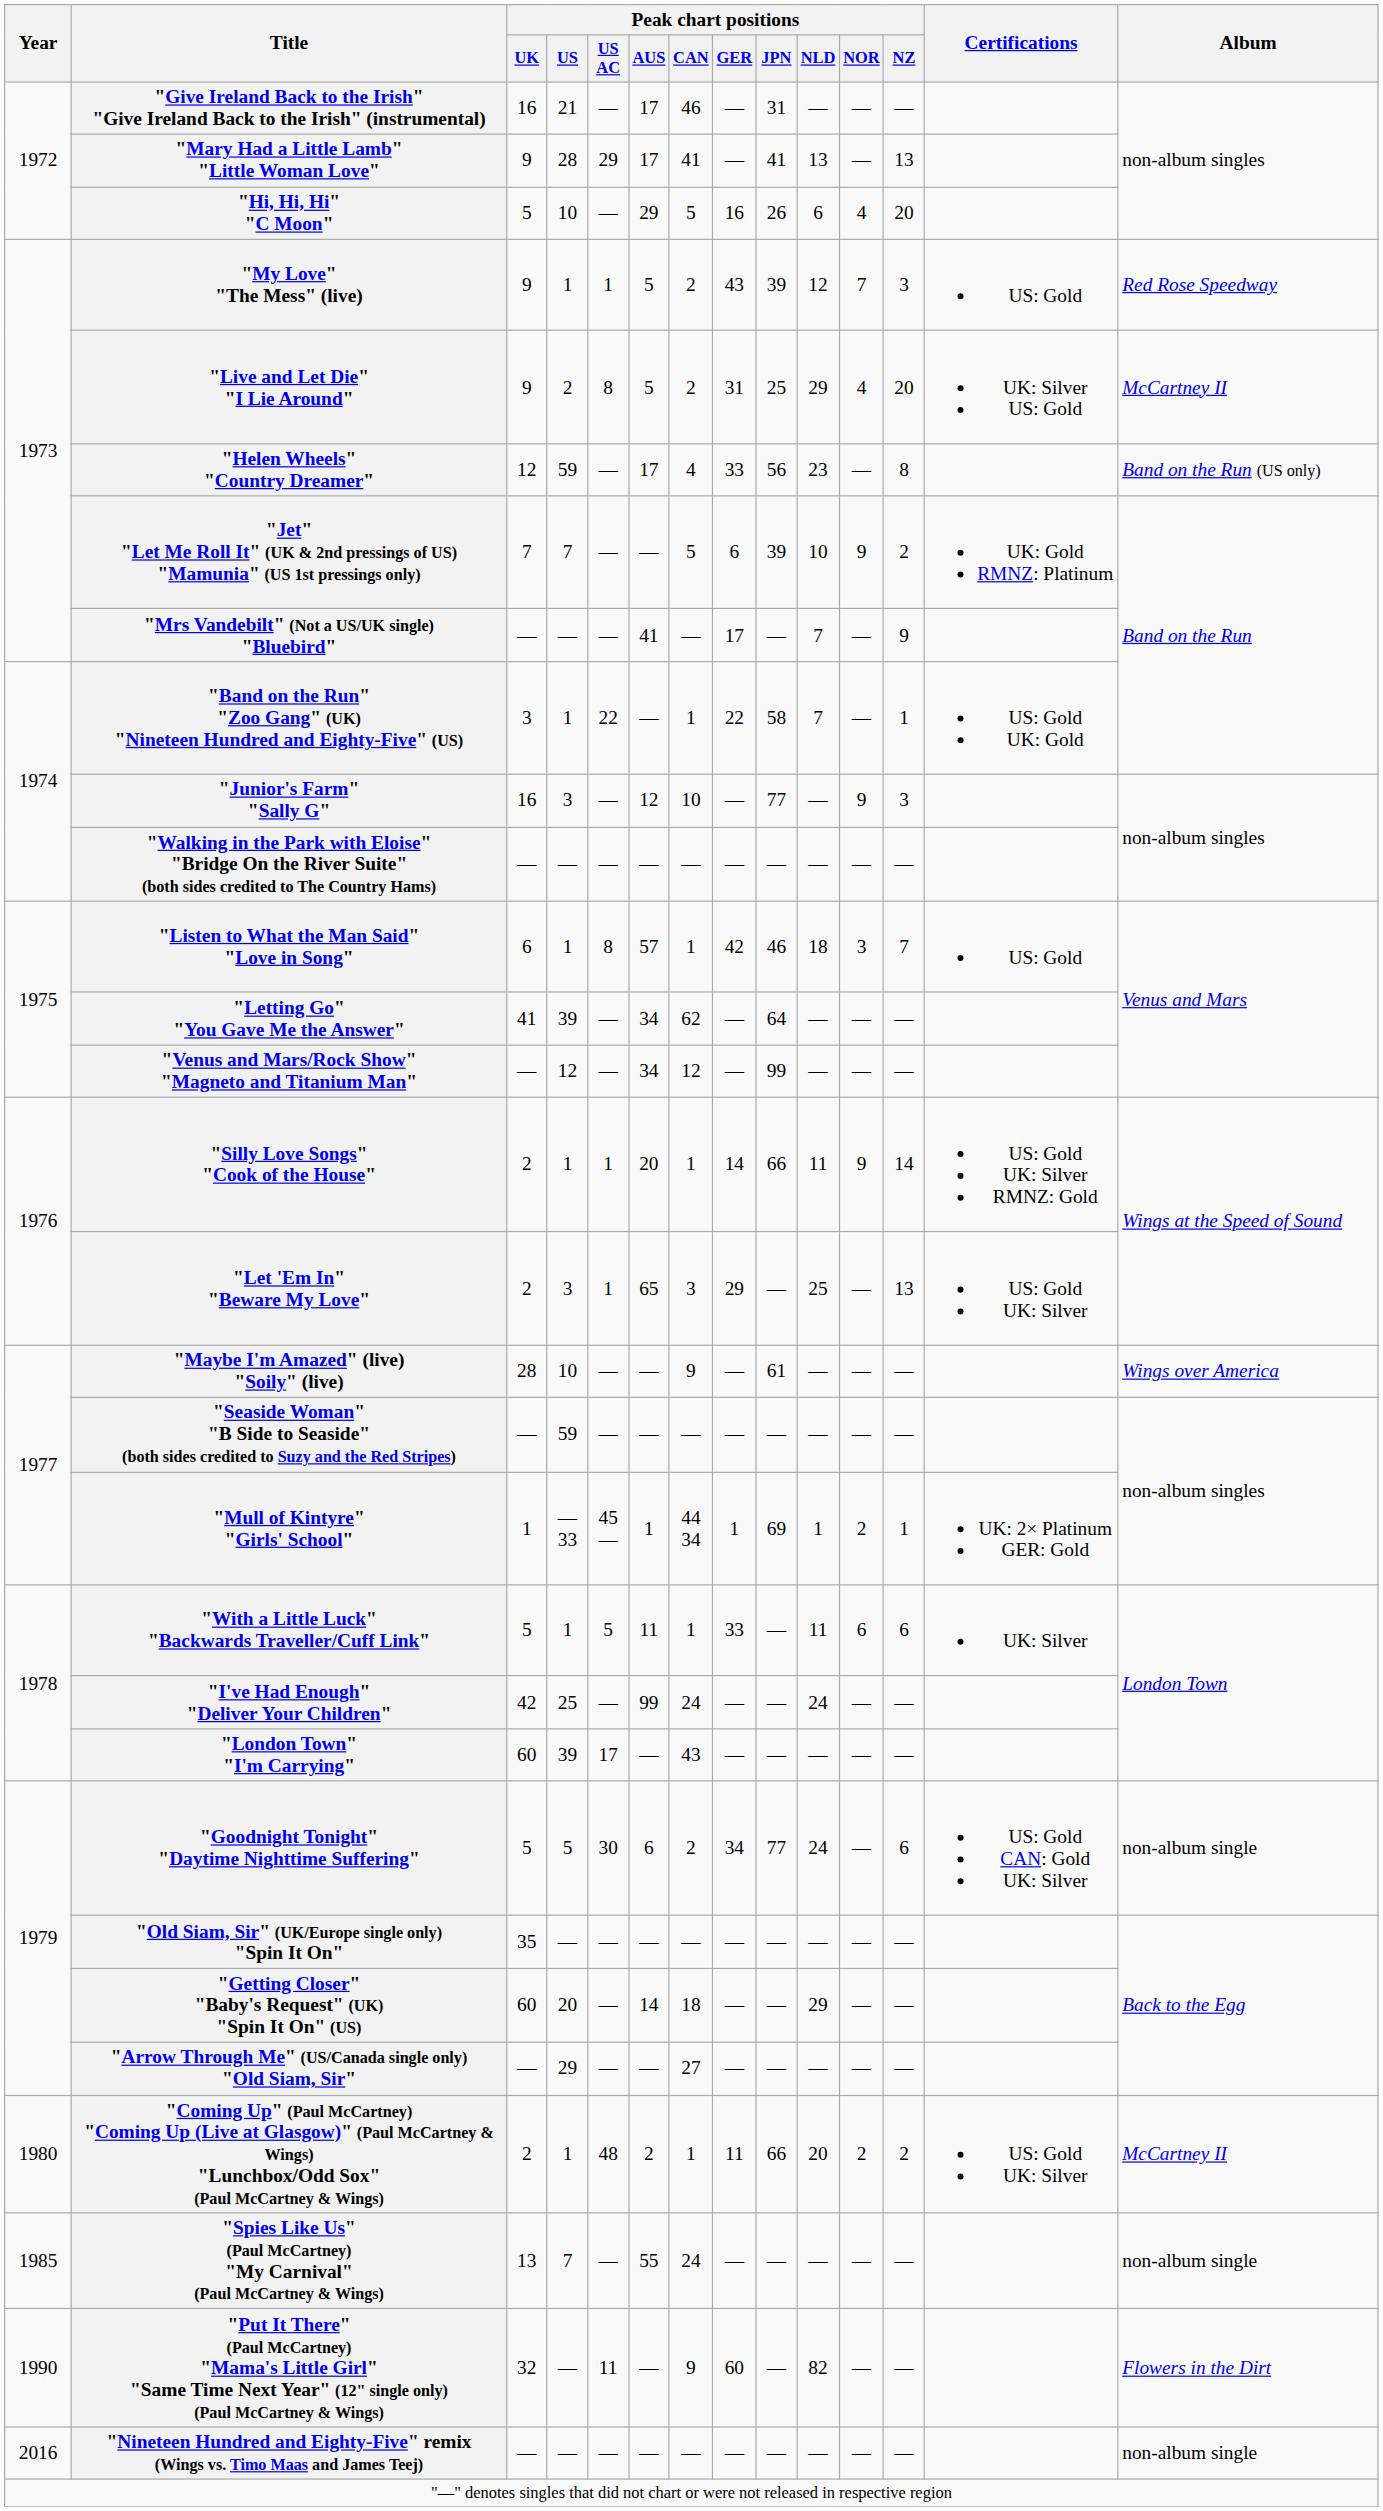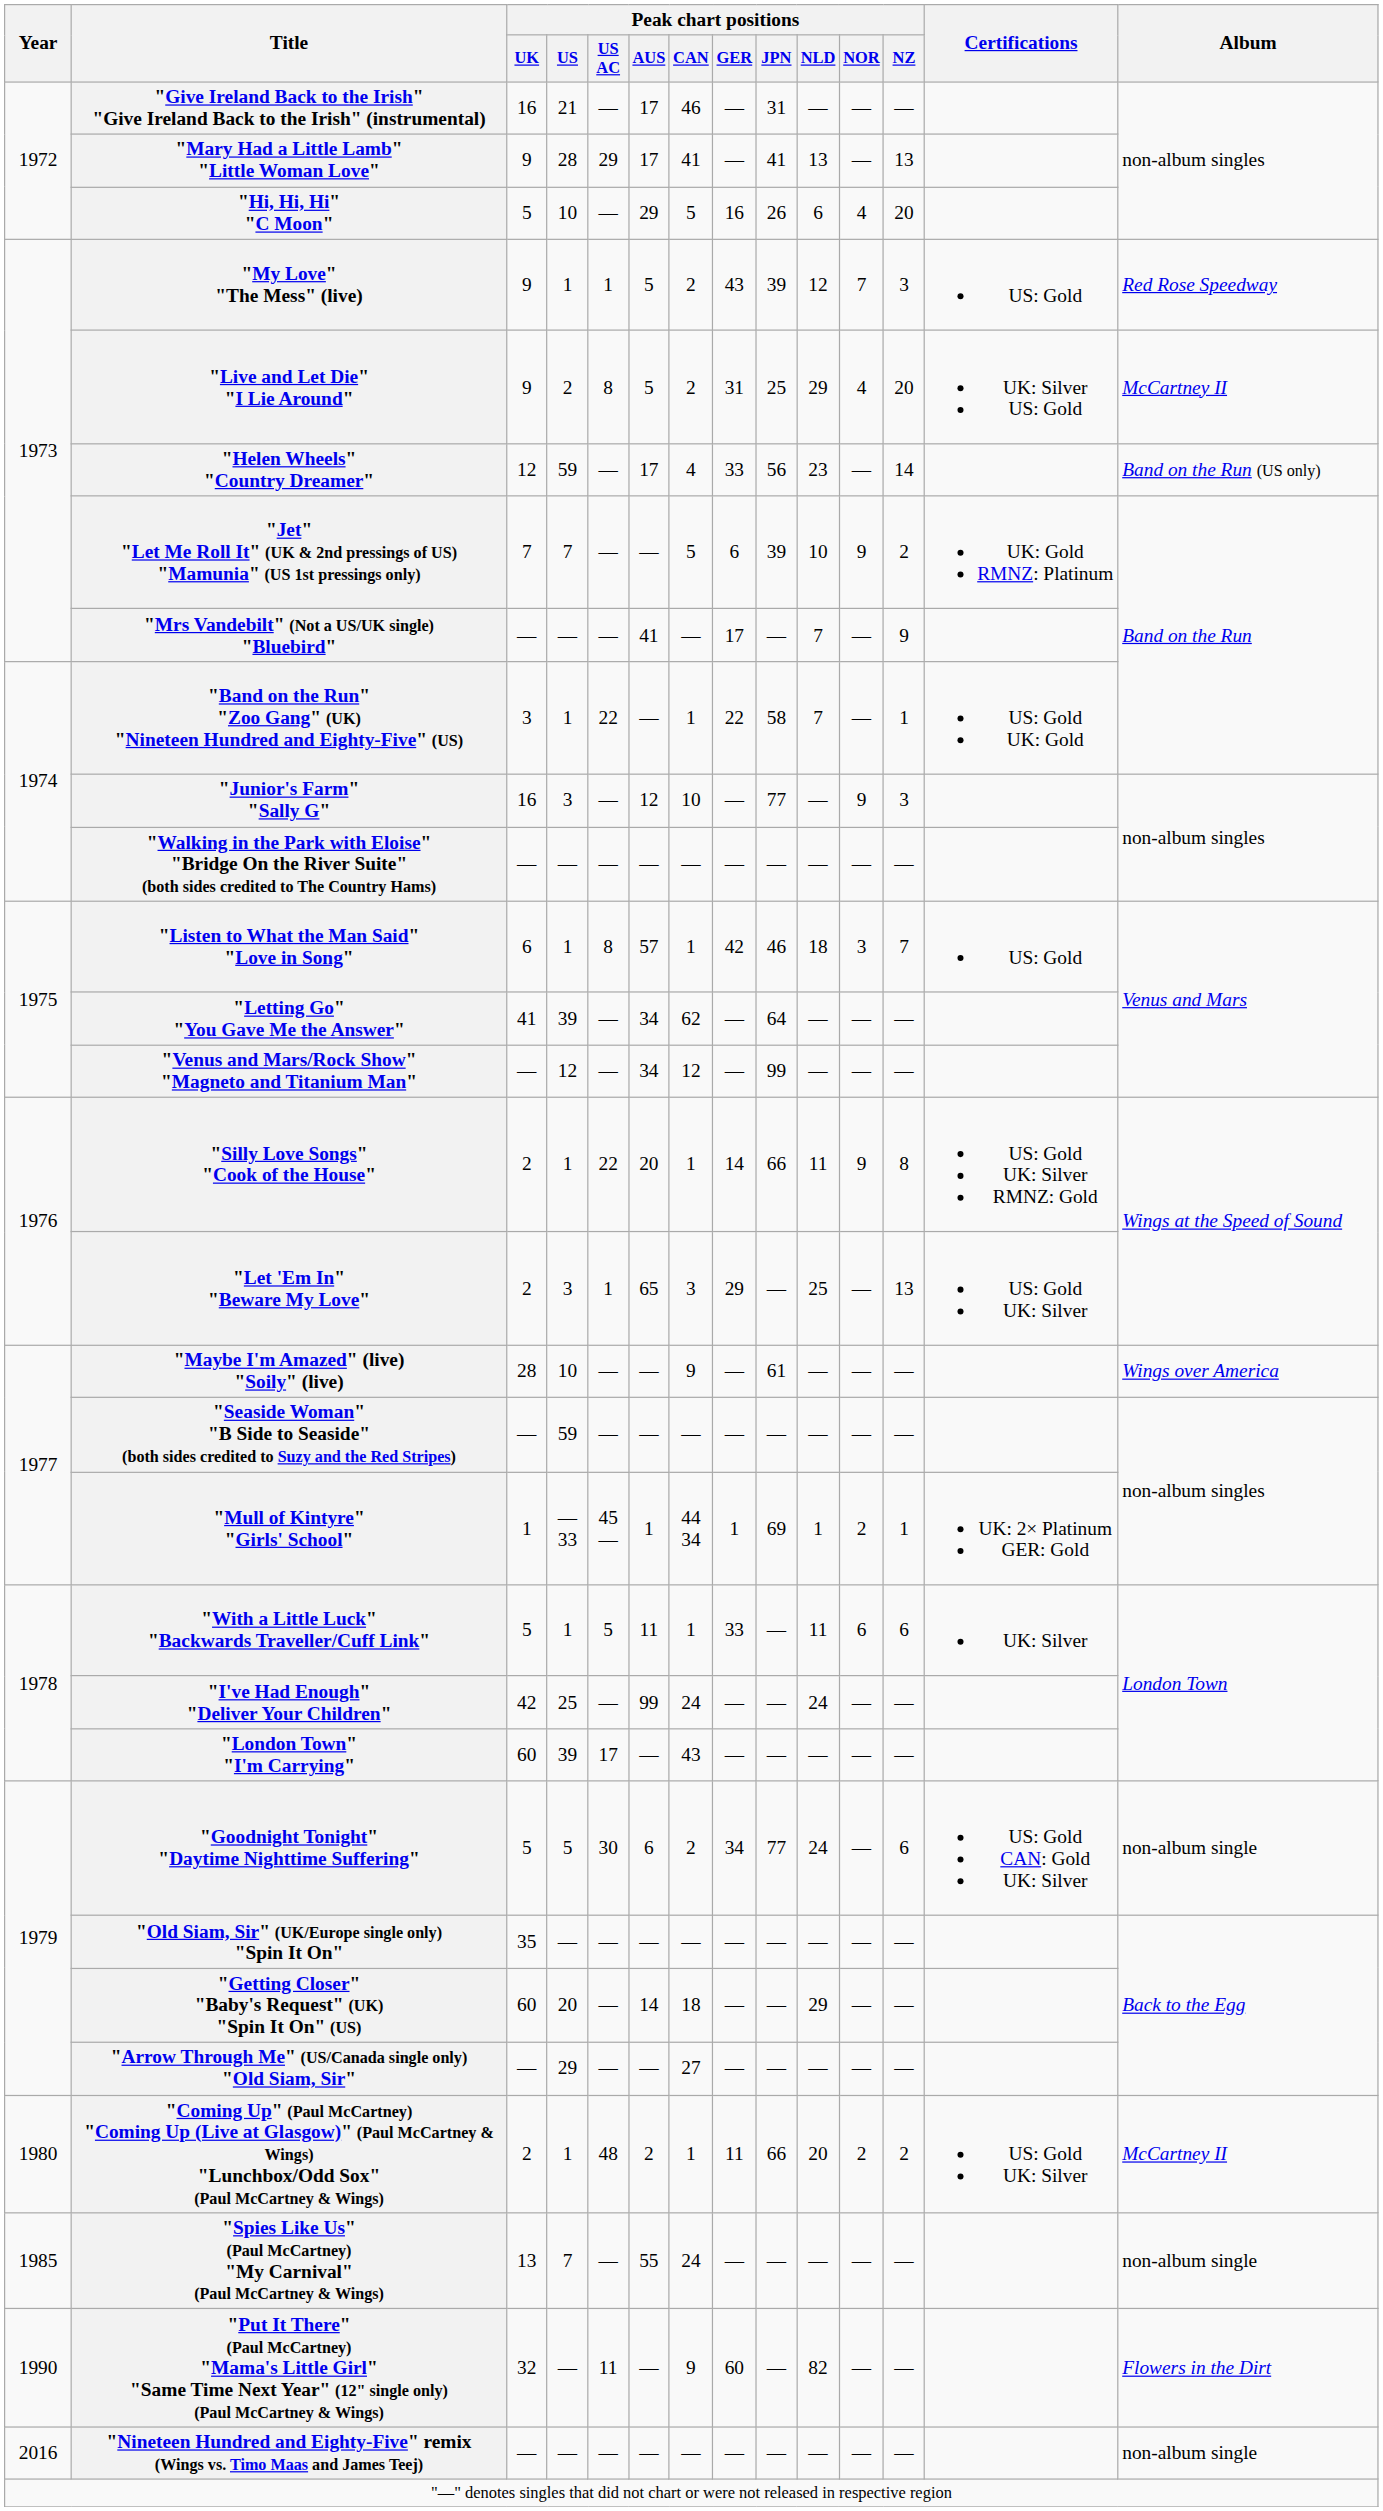(904, 469) 8 -> (904, 469) 14
(608, 1164) 1 -> (608, 1164) 22
(904, 1164) 14 -> (904, 1164) 8
